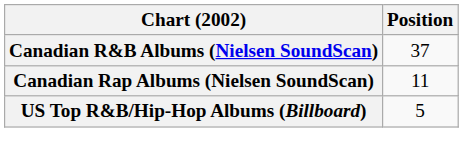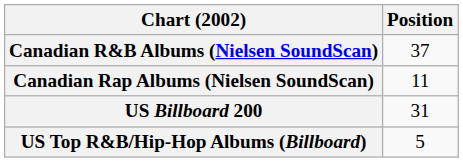+ row: (194, 111)
